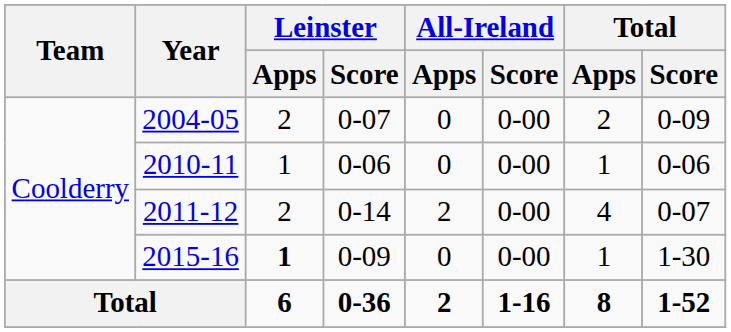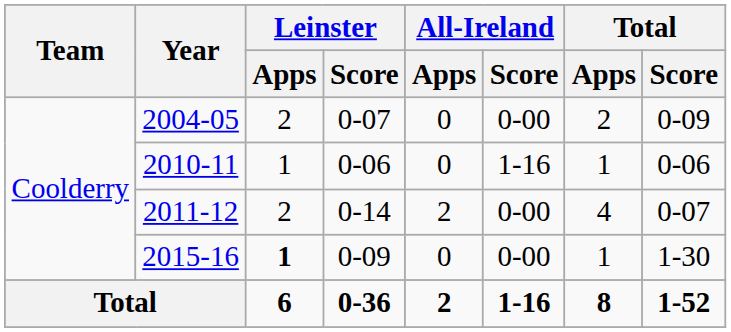(524, 165) 0-00 -> (524, 165) 1-16
